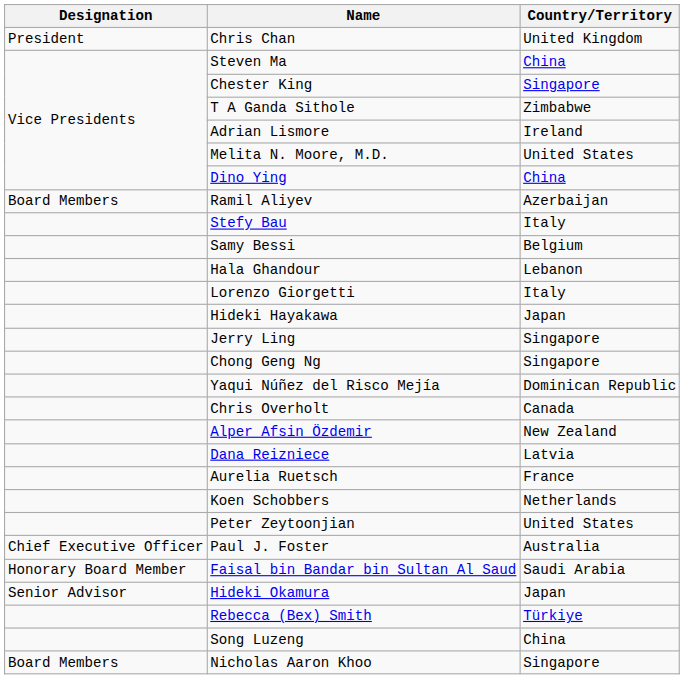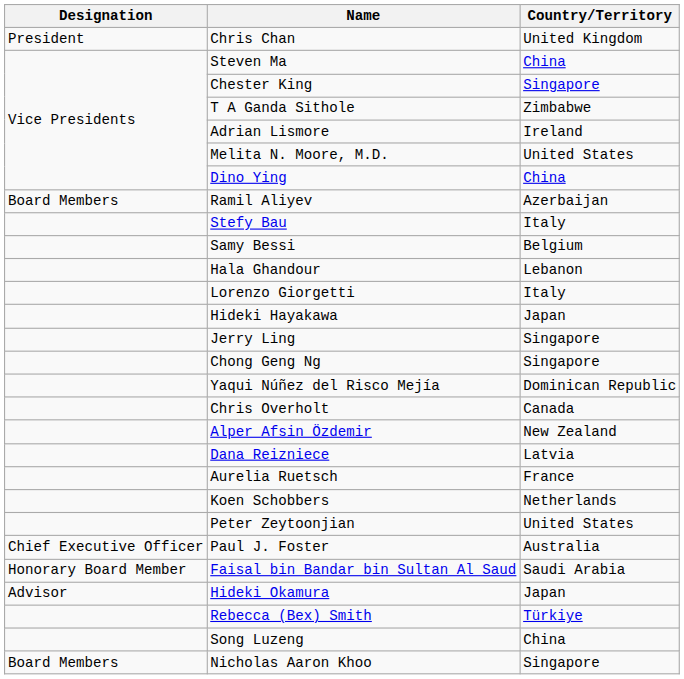(67, 593) Senior Advisor -> (38, 593) Advisor
